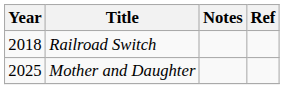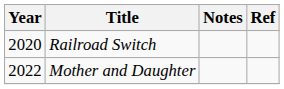(25, 44) 2018 -> (25, 44) 2020
(25, 70) 2025 -> (25, 70) 2022
